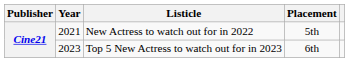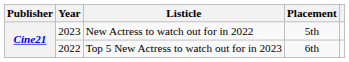(69, 31) 2021 -> (69, 31) 2023
(69, 48) 2023 -> (69, 48) 2022
